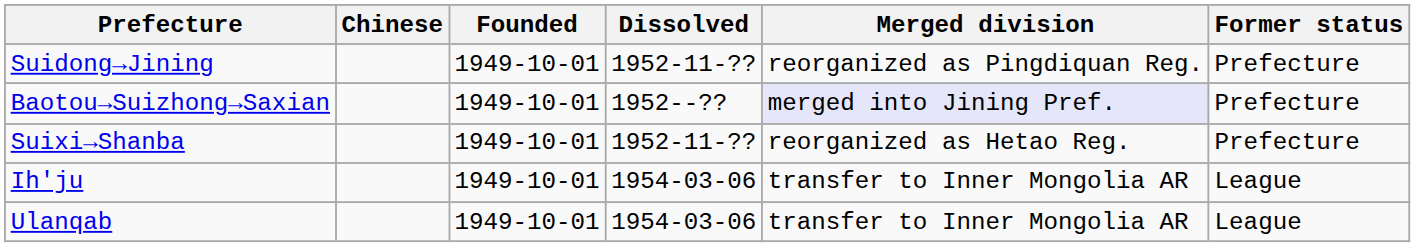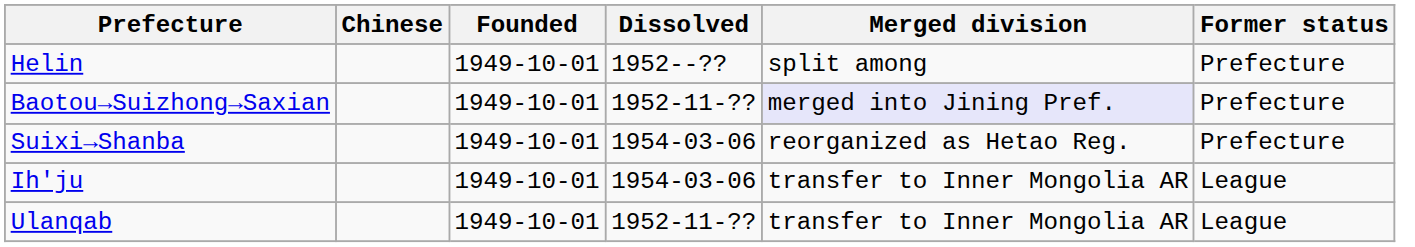- row: (112, 64)
+ row: (47, 64)
(669, 103) 1952--?? -> (684, 103) 1952-11-??
(684, 143) 1952-11-?? -> (684, 143) 1954-03-06
(684, 222) 1954-03-06 -> (684, 222) 1952-11-??
